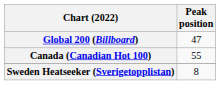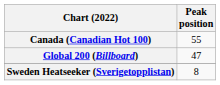rows swapped: (91, 55) <-> (91, 39)
